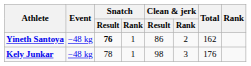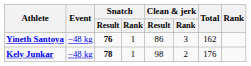(186, 40) 2 -> (186, 40) 3
(108, 54) normal -> (108, 54) bold
(186, 54) 3 -> (186, 54) 2
